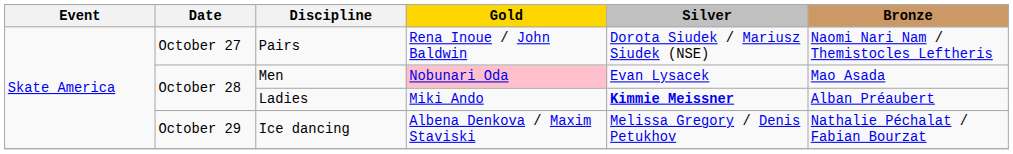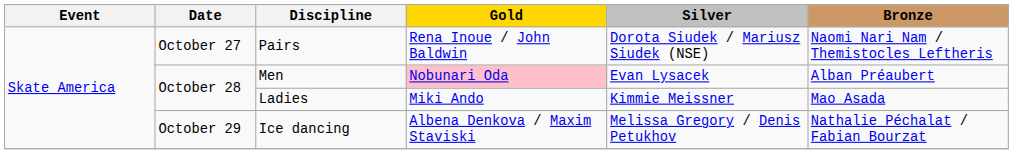(848, 77) Mao Asada -> (873, 77) Alban Préaubert
(672, 99) bold -> (672, 99) normal
(873, 99) Alban Préaubert -> (848, 99) Mao Asada
